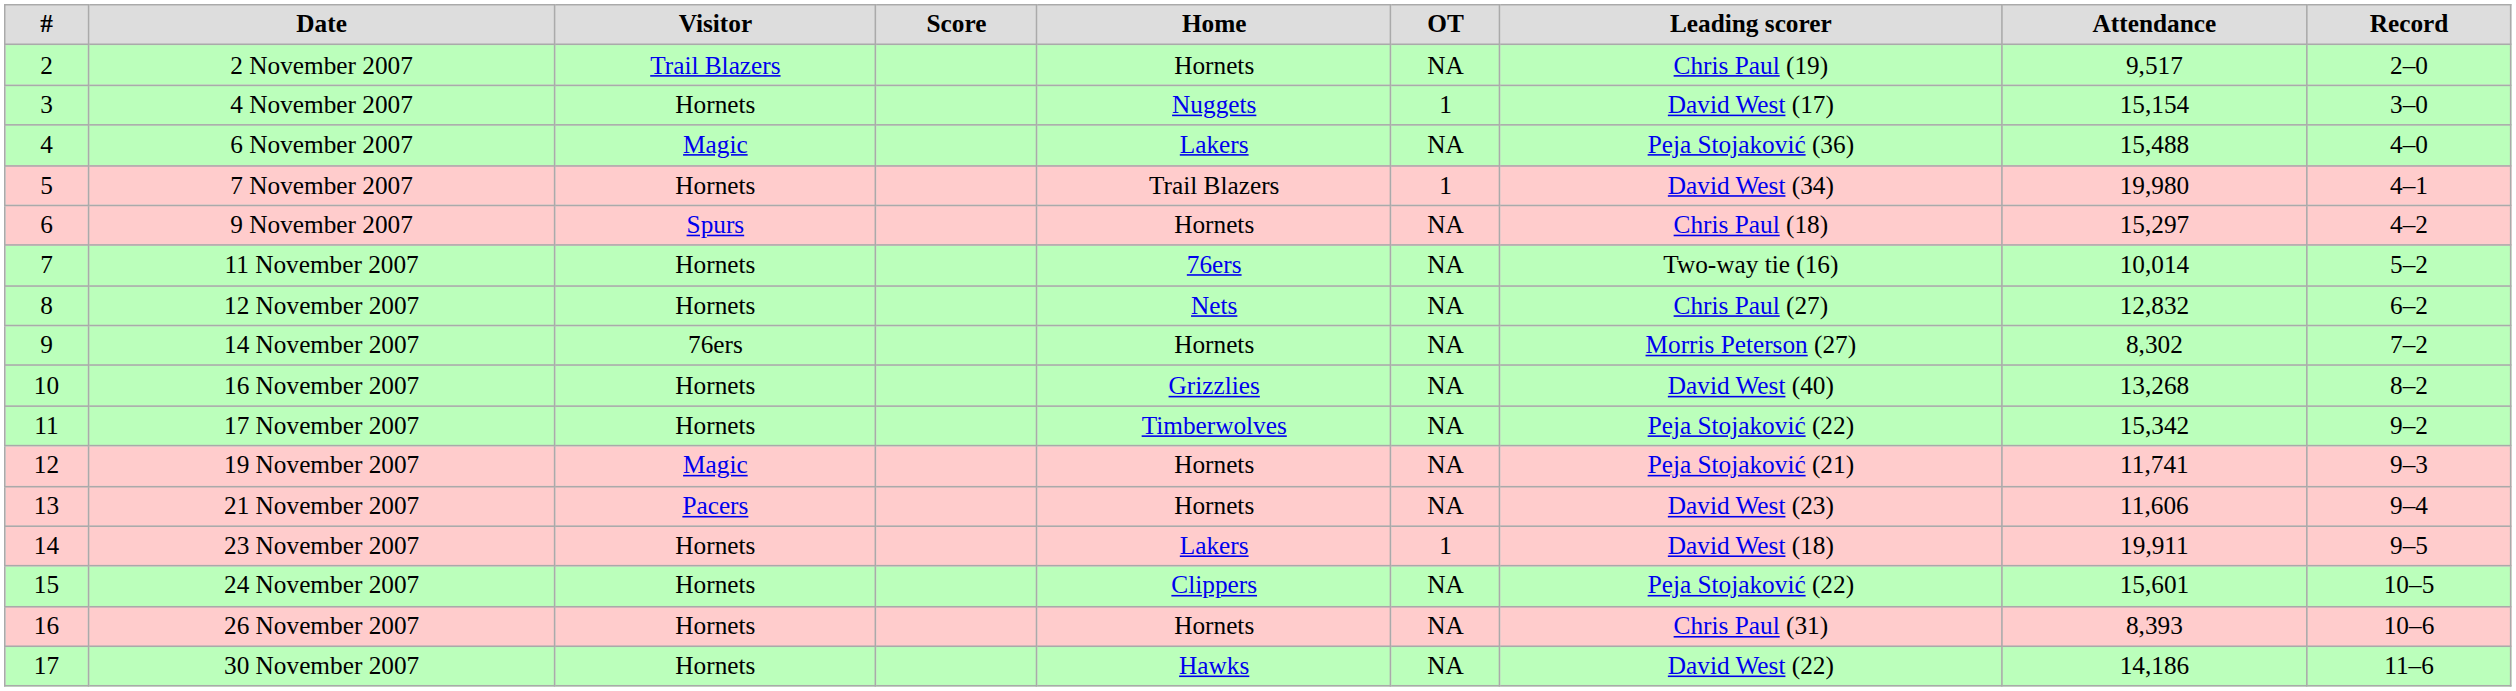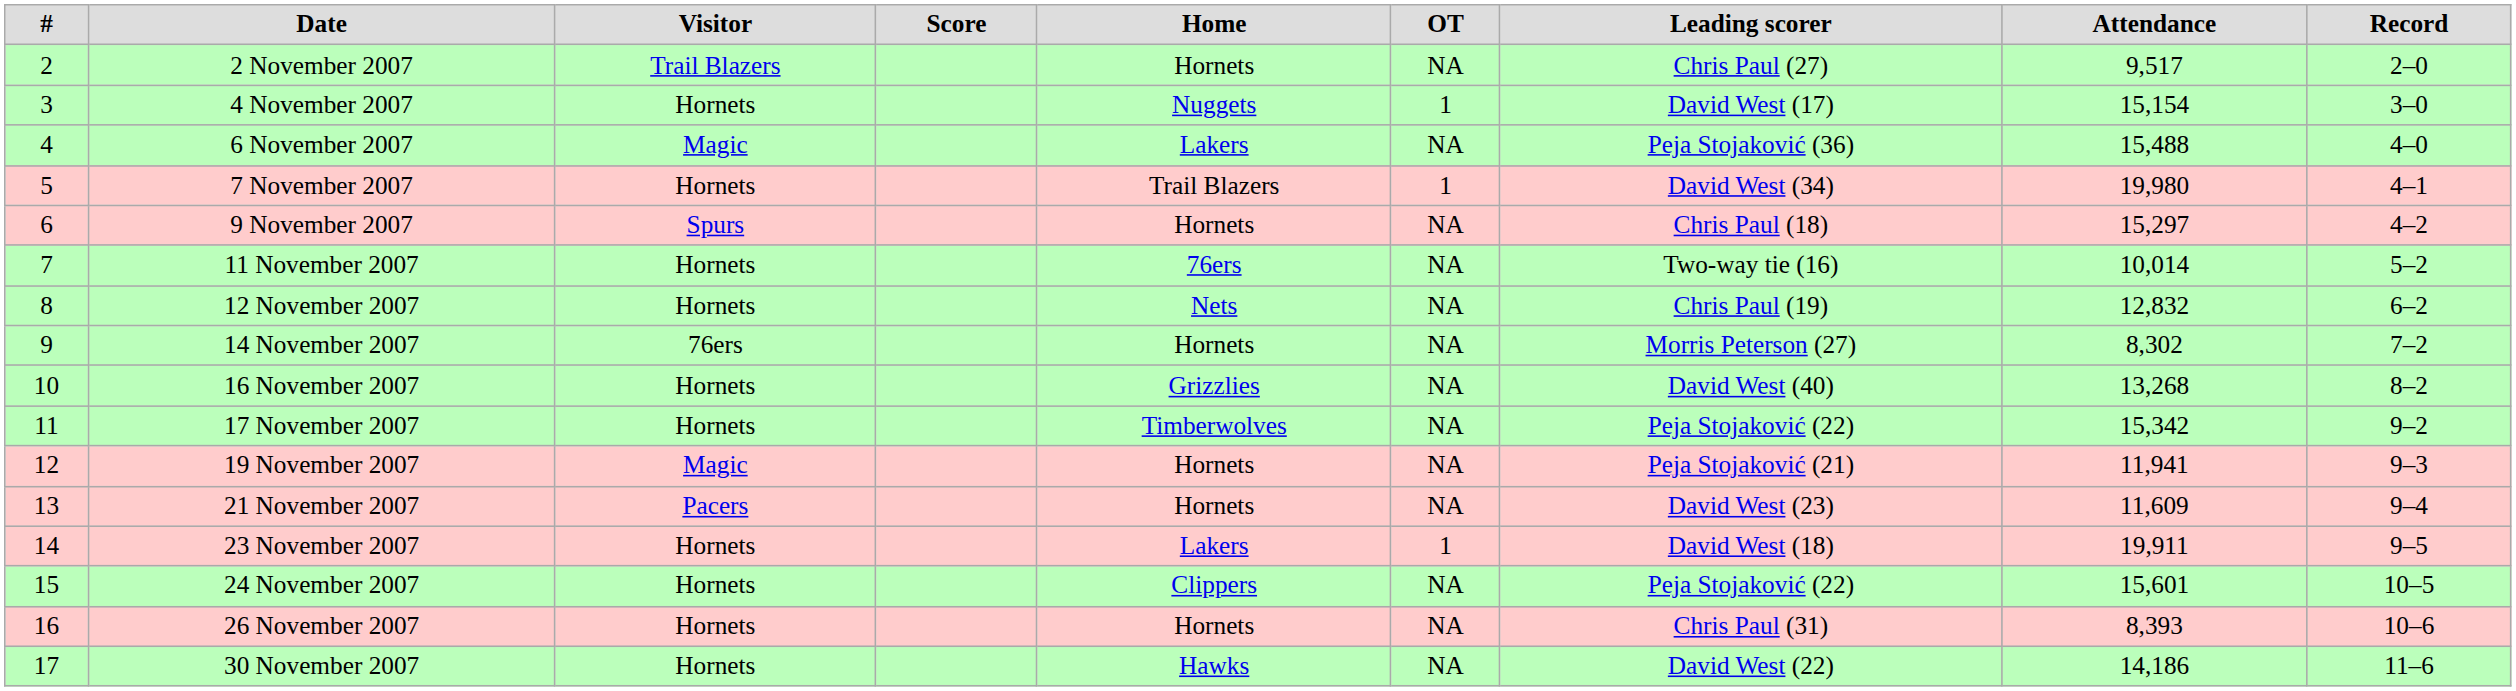(1751, 64) Chris Paul (19) -> (1751, 64) Chris Paul (27)
(1751, 305) Chris Paul (27) -> (1751, 305) Chris Paul (19)
(2154, 465) 11,741 -> (2154, 465) 11,941
(2154, 505) 11,606 -> (2154, 505) 11,609
